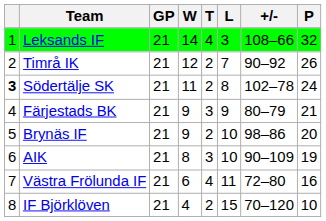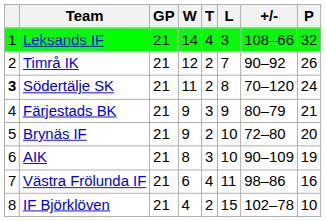(269, 87) 102–78 -> (269, 87) 70–120
(265, 134) 98–86 -> (265, 134) 72–80
(265, 181) 72–80 -> (265, 181) 98–86
(269, 205) 70–120 -> (269, 205) 102–78
